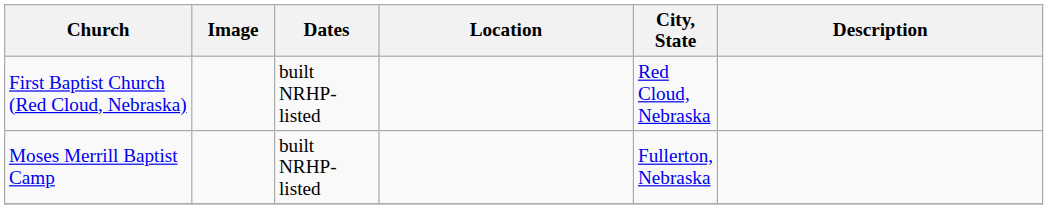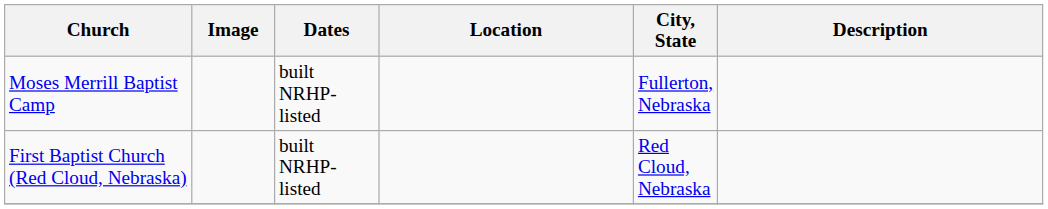rows swapped: (93, 167) <-> (98, 93)
